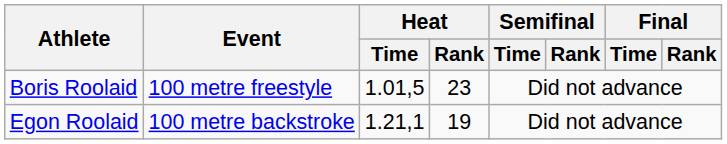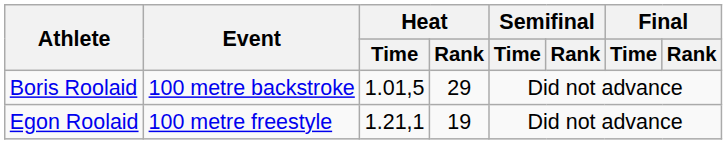(240, 88) 100 metre freestyle -> (252, 88) 100 metre backstroke
(459, 88) 23 -> (459, 88) 29
(252, 122) 100 metre backstroke -> (240, 122) 100 metre freestyle
